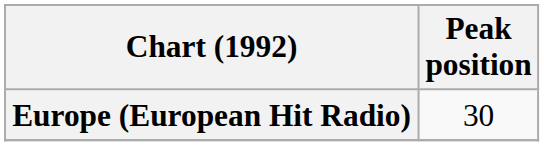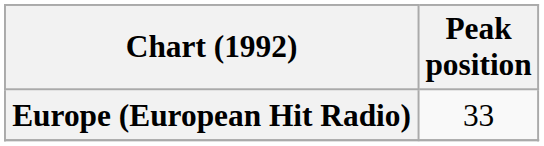(479, 114) 30 -> (479, 114) 33
